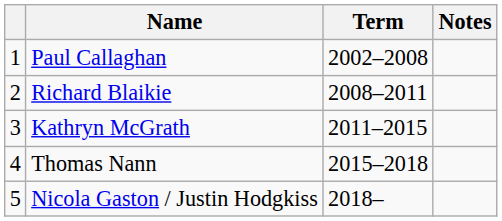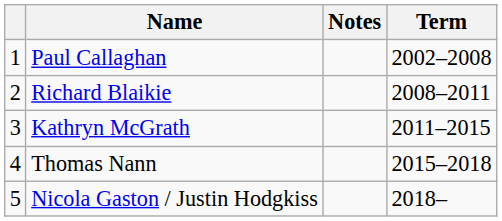columns swapped: (378, 22) <-> (465, 22)
